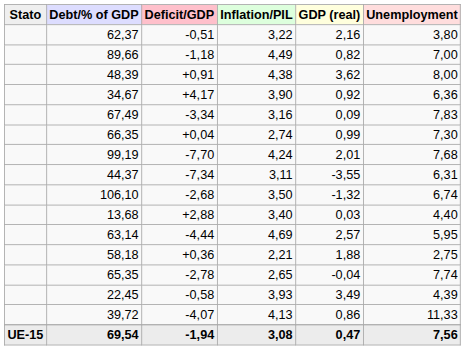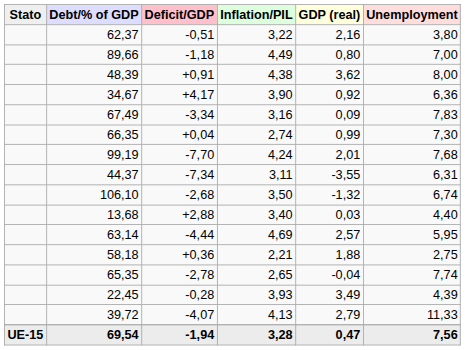(348, 55) 0,82 -> (348, 55) 0,80
(200, 295) -0,58 -> (200, 295) -0,28
(348, 315) 0,86 -> (348, 315) 2,79
(280, 335) 3,08 -> (280, 335) 3,28
